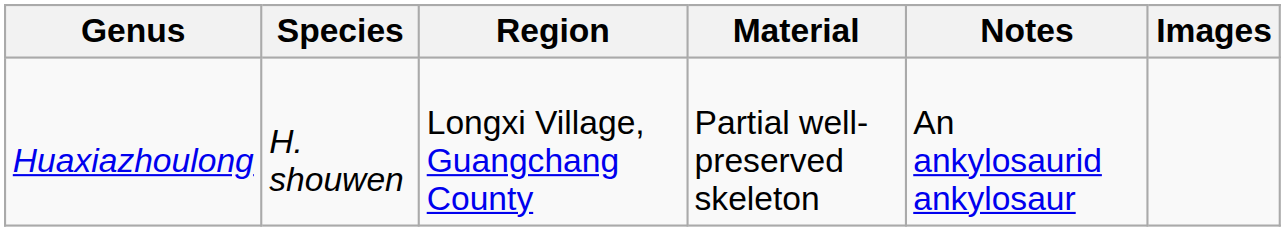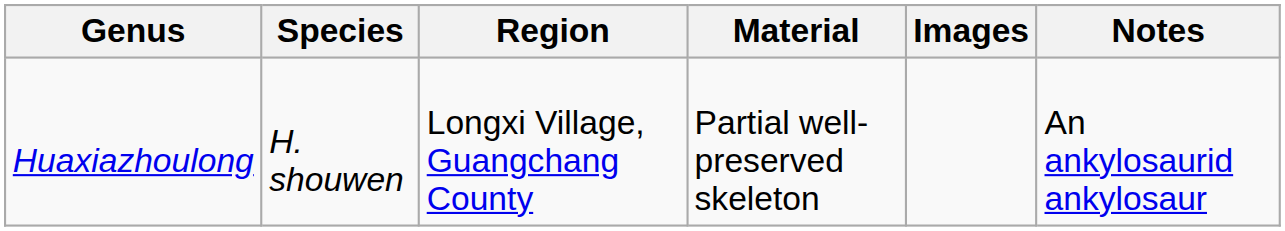columns swapped: (1027, 31) <-> (1214, 31)
